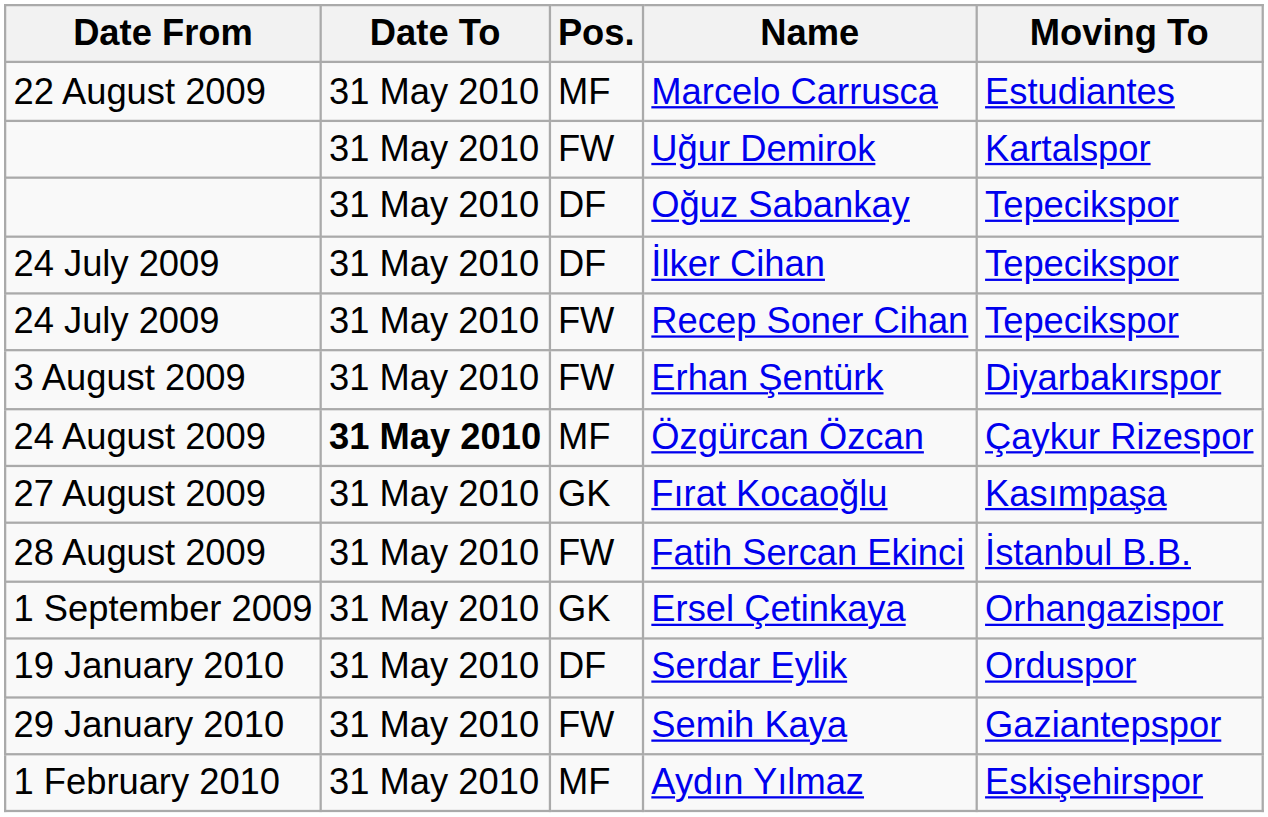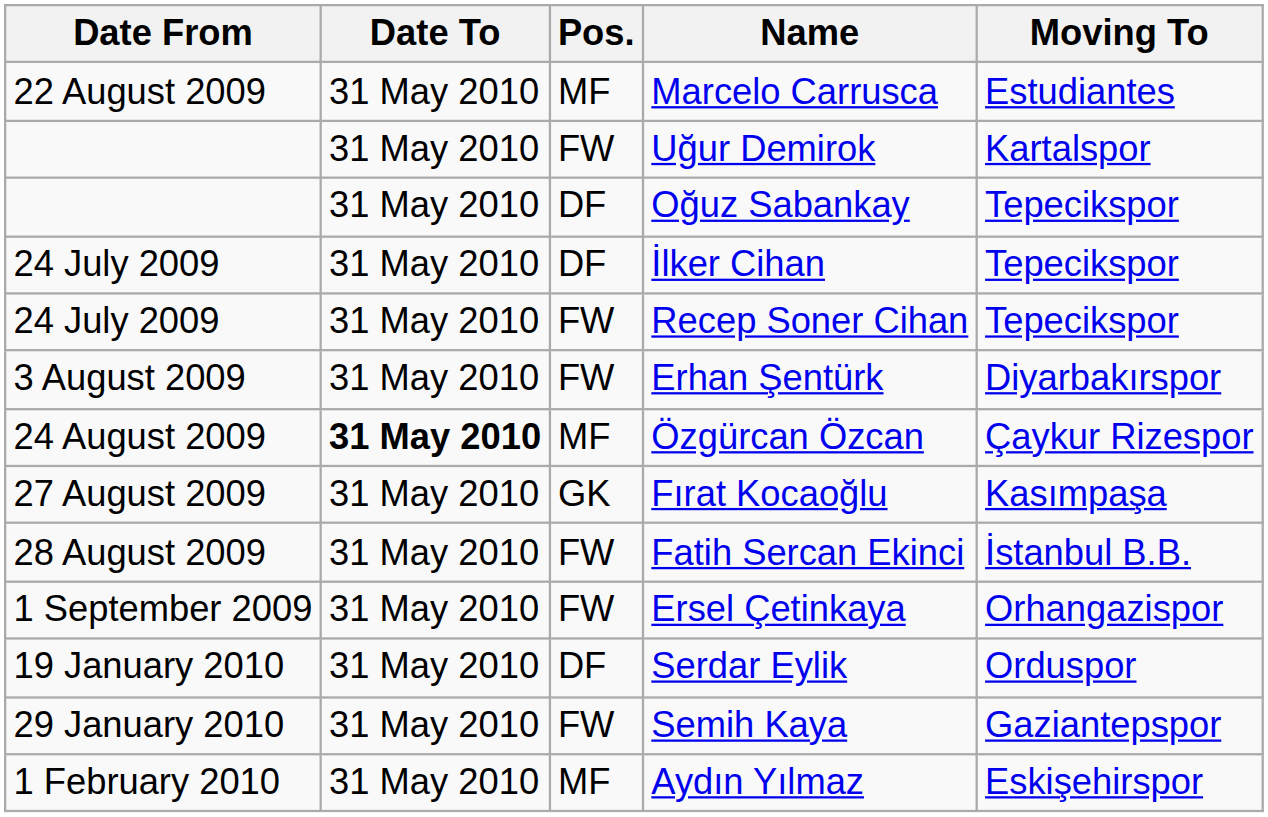(584, 609) GK -> (586, 609) FW
